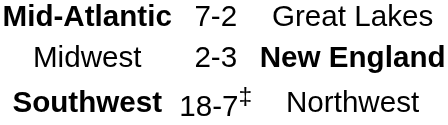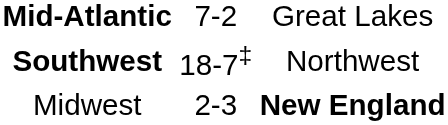rows swapped: (87, 102) <-> (87, 57)
